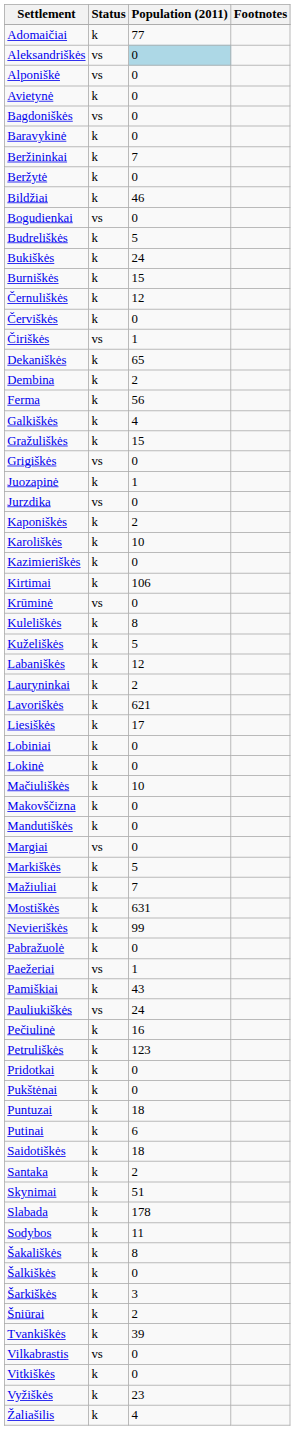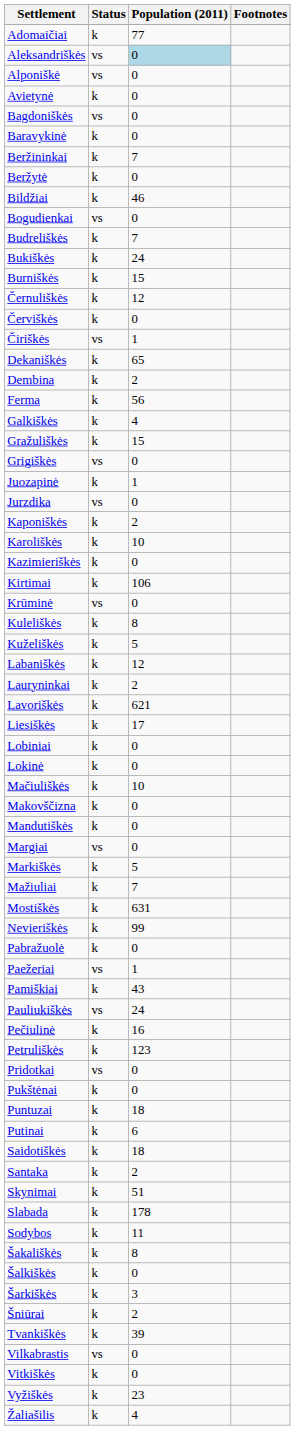(135, 237) 5 -> (135, 237) 7
(95, 1070) k -> (97, 1070) vs
